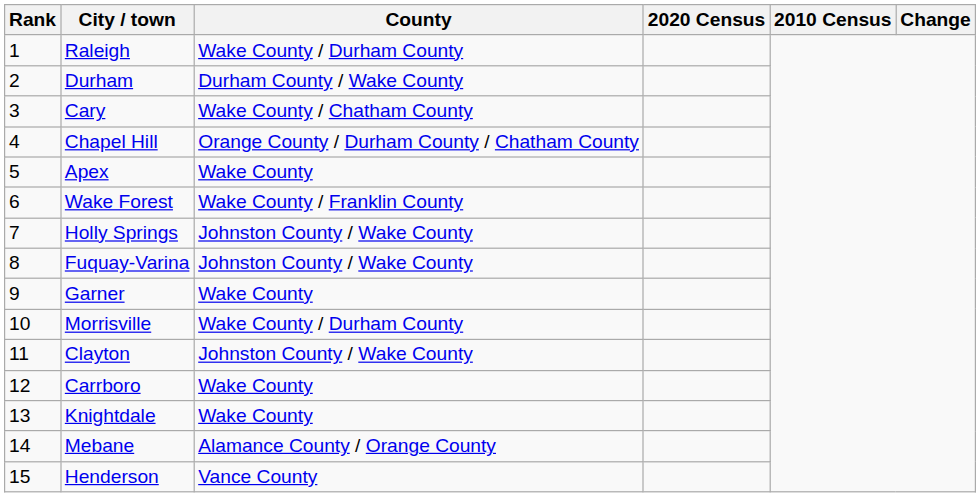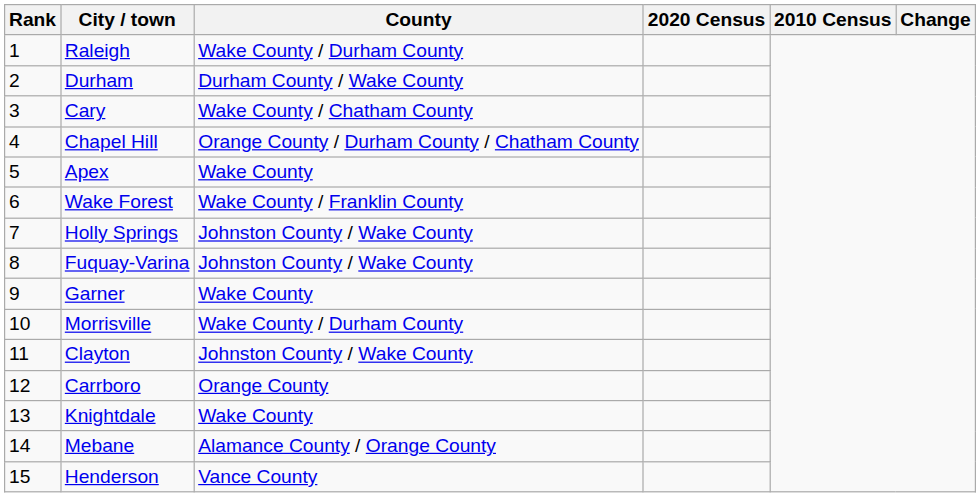(255, 385) Wake County -> (263, 385) Orange County
